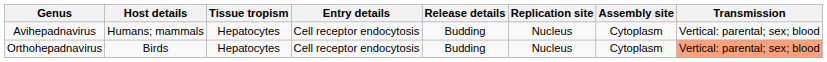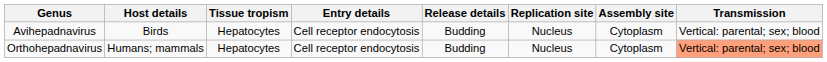(156, 31) Humans; mammals -> (156, 31) Birds
(156, 48) Birds -> (156, 48) Humans; mammals
